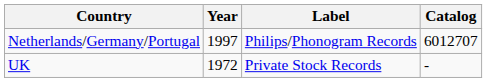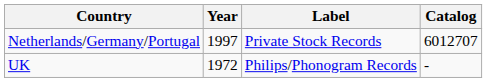(331, 41) Philips/Phonogram Records -> (313, 41) Private Stock Records
(313, 65) Private Stock Records -> (331, 65) Philips/Phonogram Records
